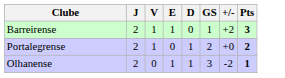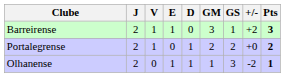+ column: (212, 13)
